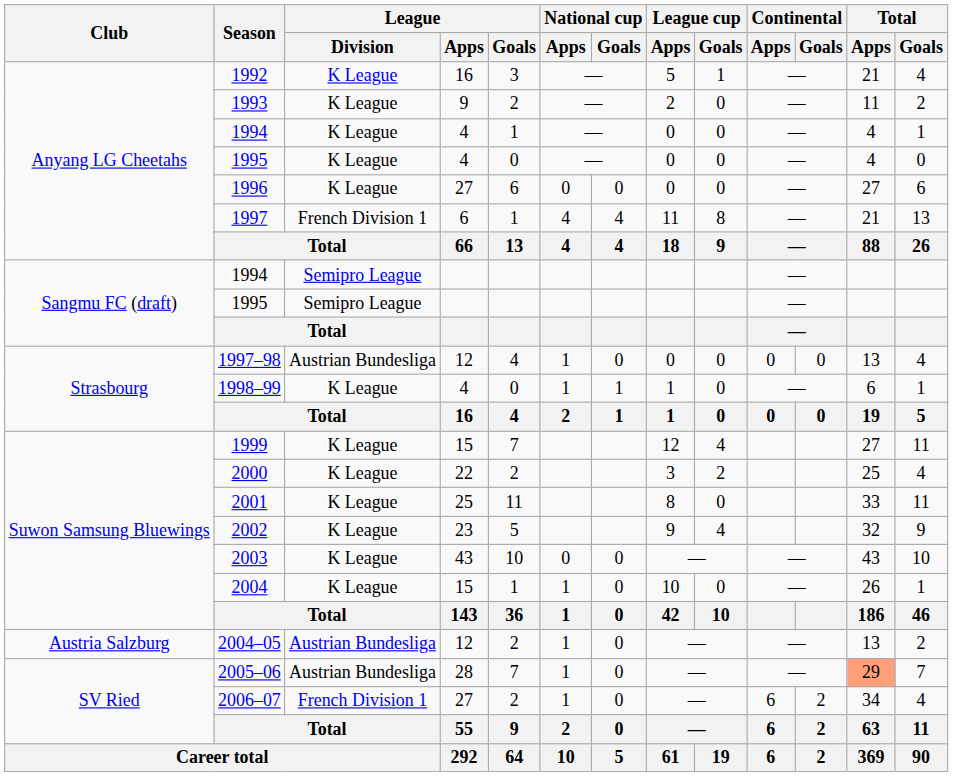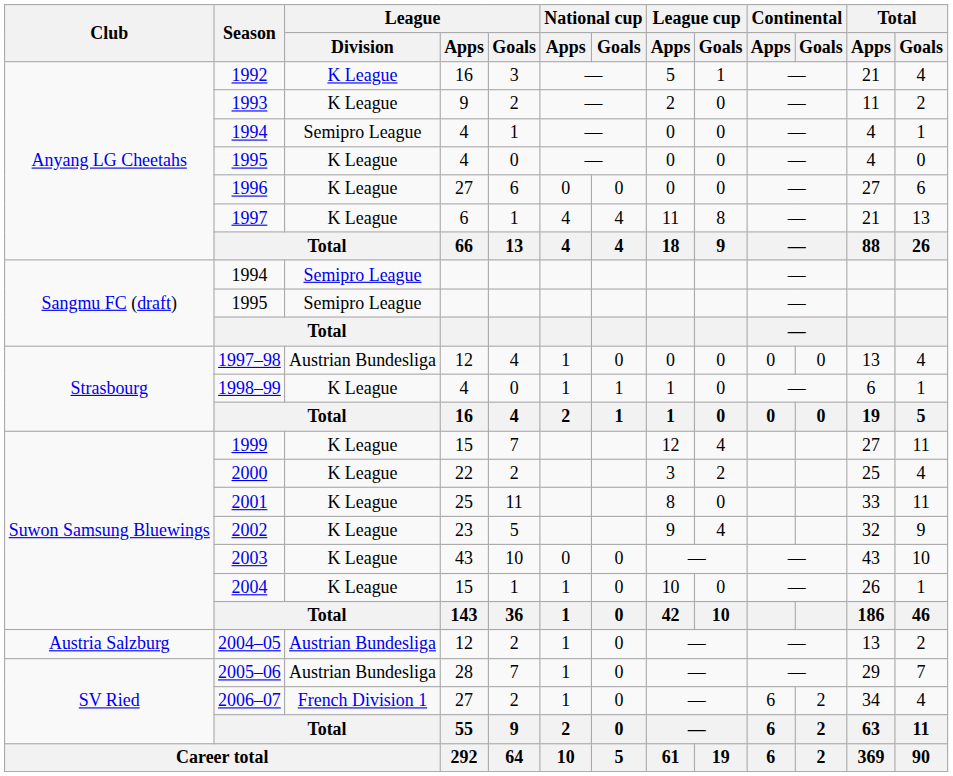(362, 132) K League -> (362, 132) Semipro League
(362, 217) French Division 1 -> (362, 217) K League
(871, 672) lightsalmon background -> (871, 672) no background
